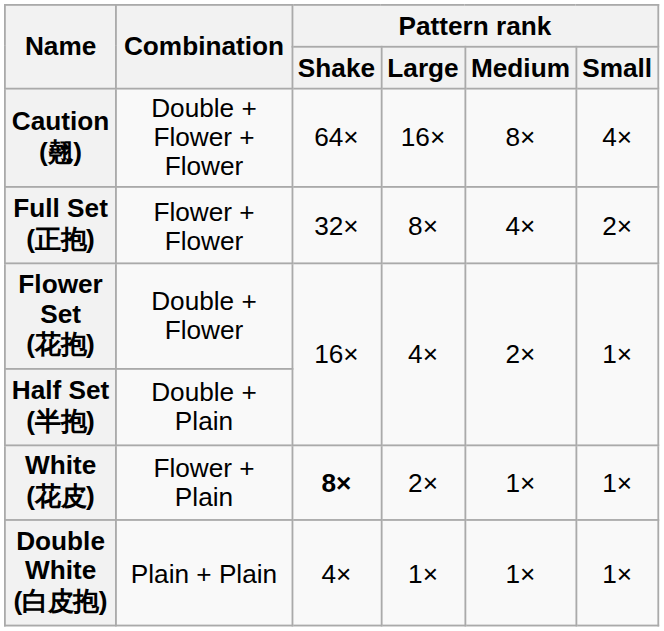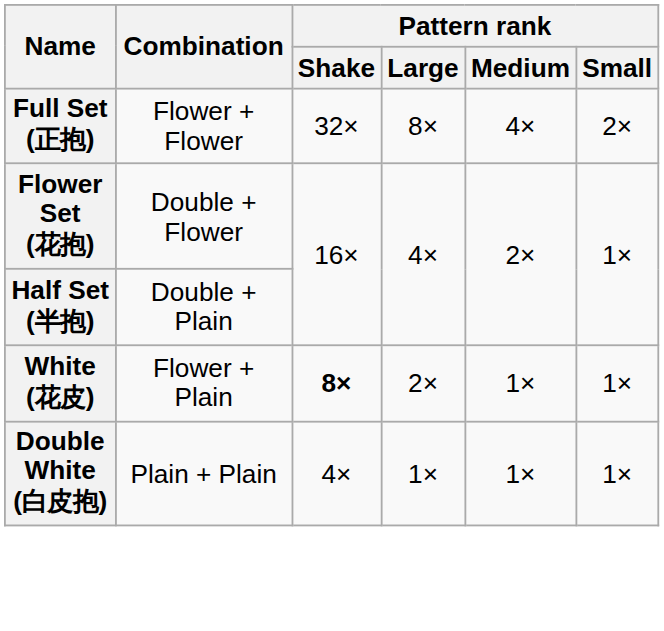- row: (61, 136)
